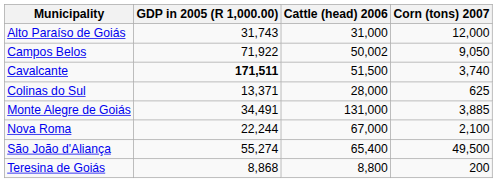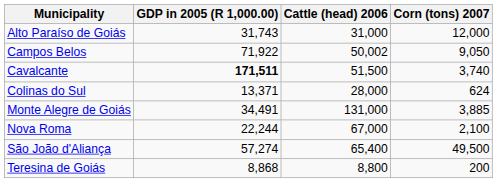(479, 91) 625 -> (479, 91) 624
(260, 149) 55,274 -> (260, 149) 57,274
